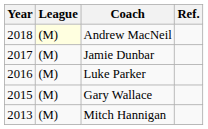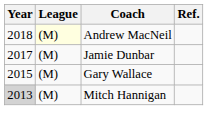- row: (115, 74)
(20, 114) no background -> (20, 94) lightgrey background
